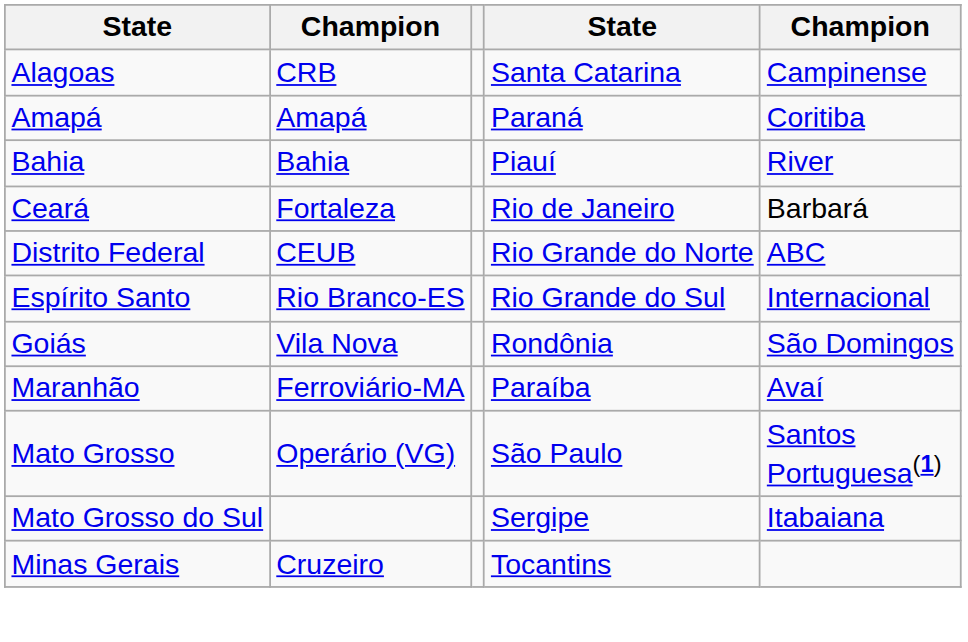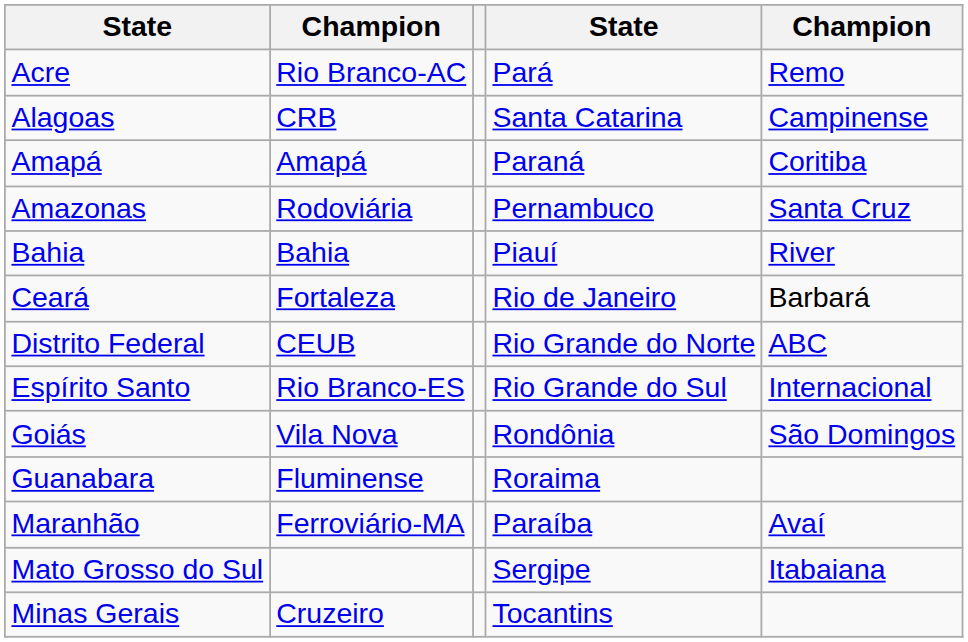+ row: (41, 72)
+ row: (79, 207)
+ row: (83, 478)
- row: (93, 453)
